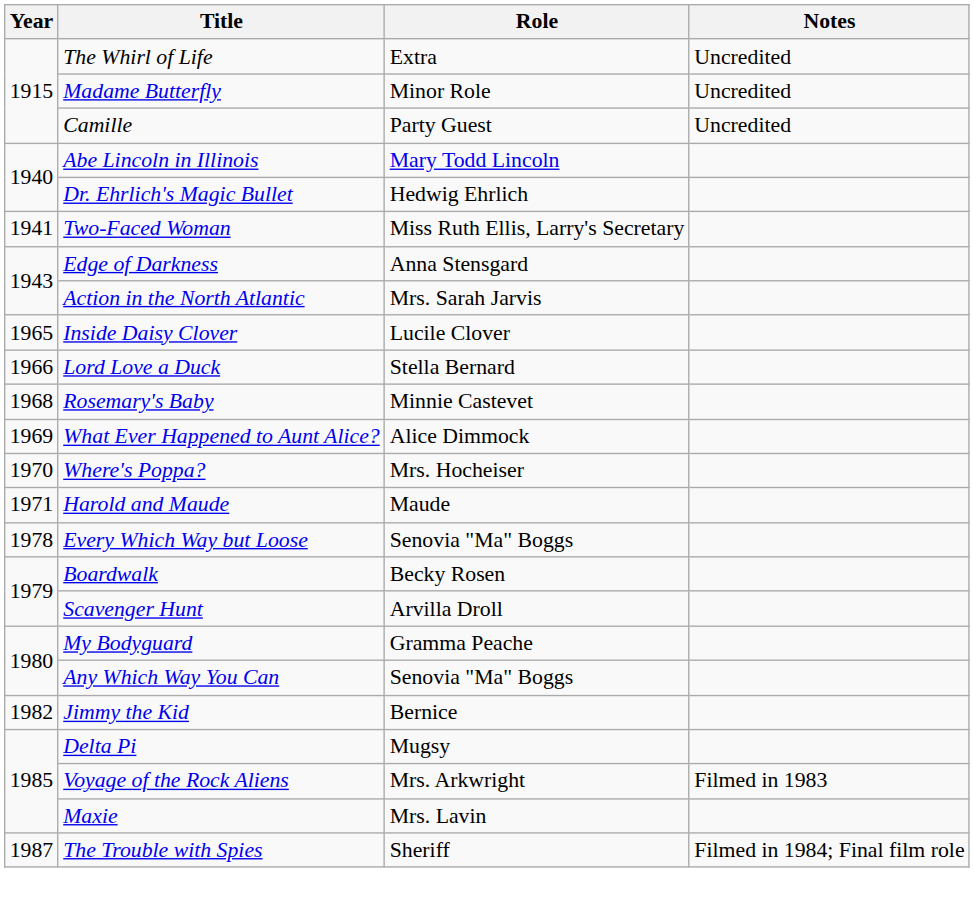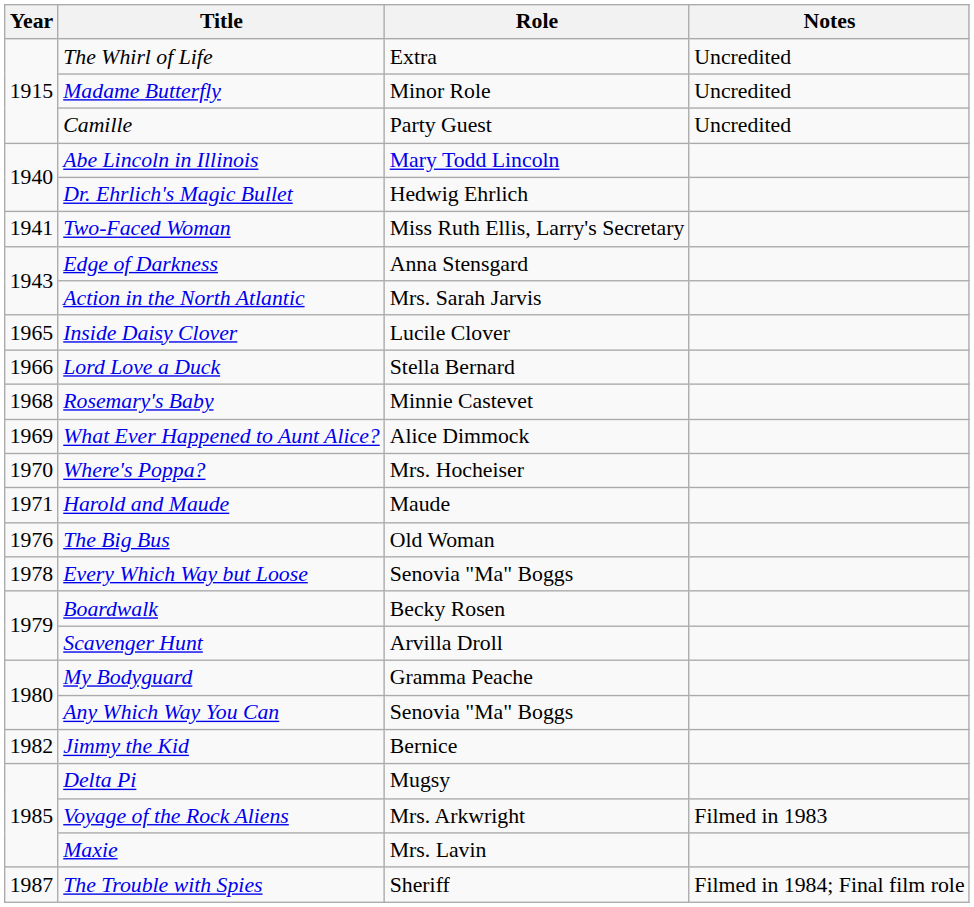+ row: (116, 539)
